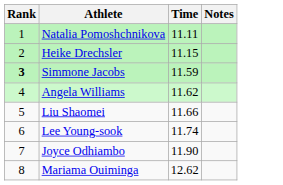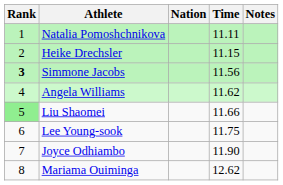+ column: (189, 14)
(185, 72) 11.59 -> (226, 72) 11.56
(22, 111) no background -> (22, 111) lightgreen background
(185, 131) 11.74 -> (226, 131) 11.75
